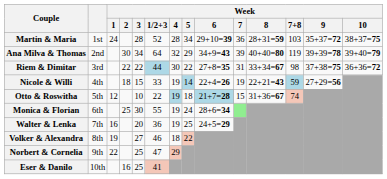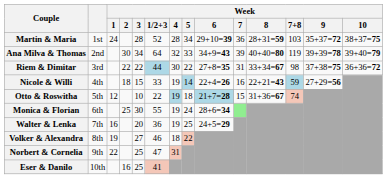(188, 53) 29 -> (188, 53) 33
(240, 81) 19 -> (240, 81) 16
(176, 152) 29 -> (176, 152) 31
